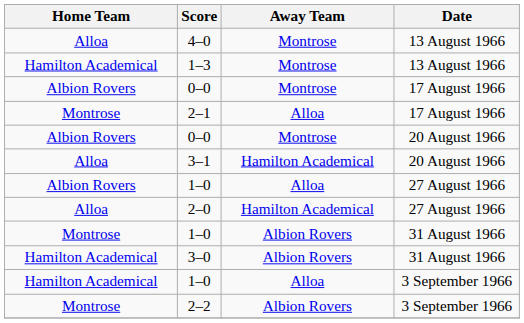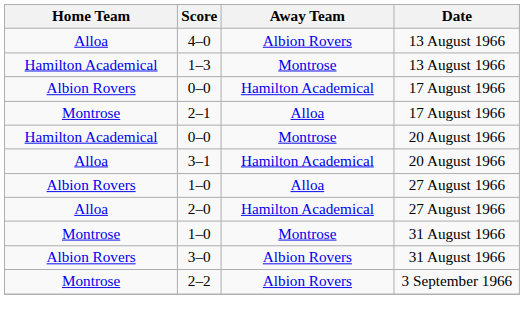(307, 40) Montrose -> (307, 40) Albion Rovers
(307, 88) Montrose -> (307, 88) Hamilton Academical
(91, 137) Albion Rovers -> (91, 137) Hamilton Academical
(307, 233) Albion Rovers -> (307, 233) Montrose
(91, 257) Hamilton Academical -> (91, 257) Albion Rovers
- row: (199, 281)
